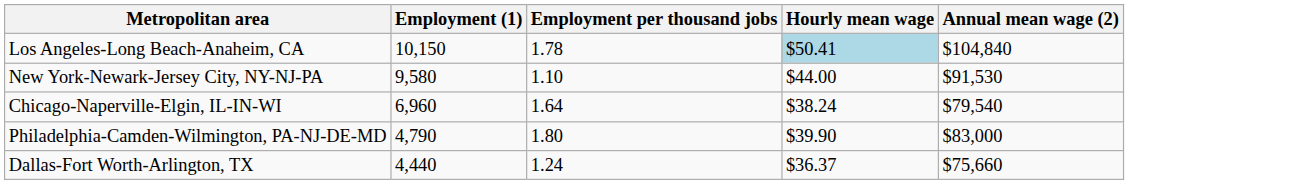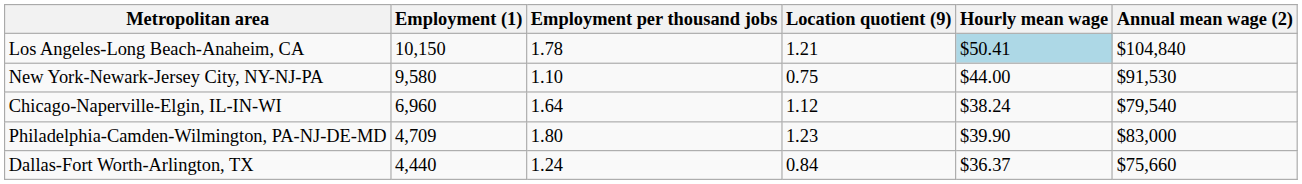+ column: (869, 19)
(416, 135) 4,790 -> (416, 135) 4,709
